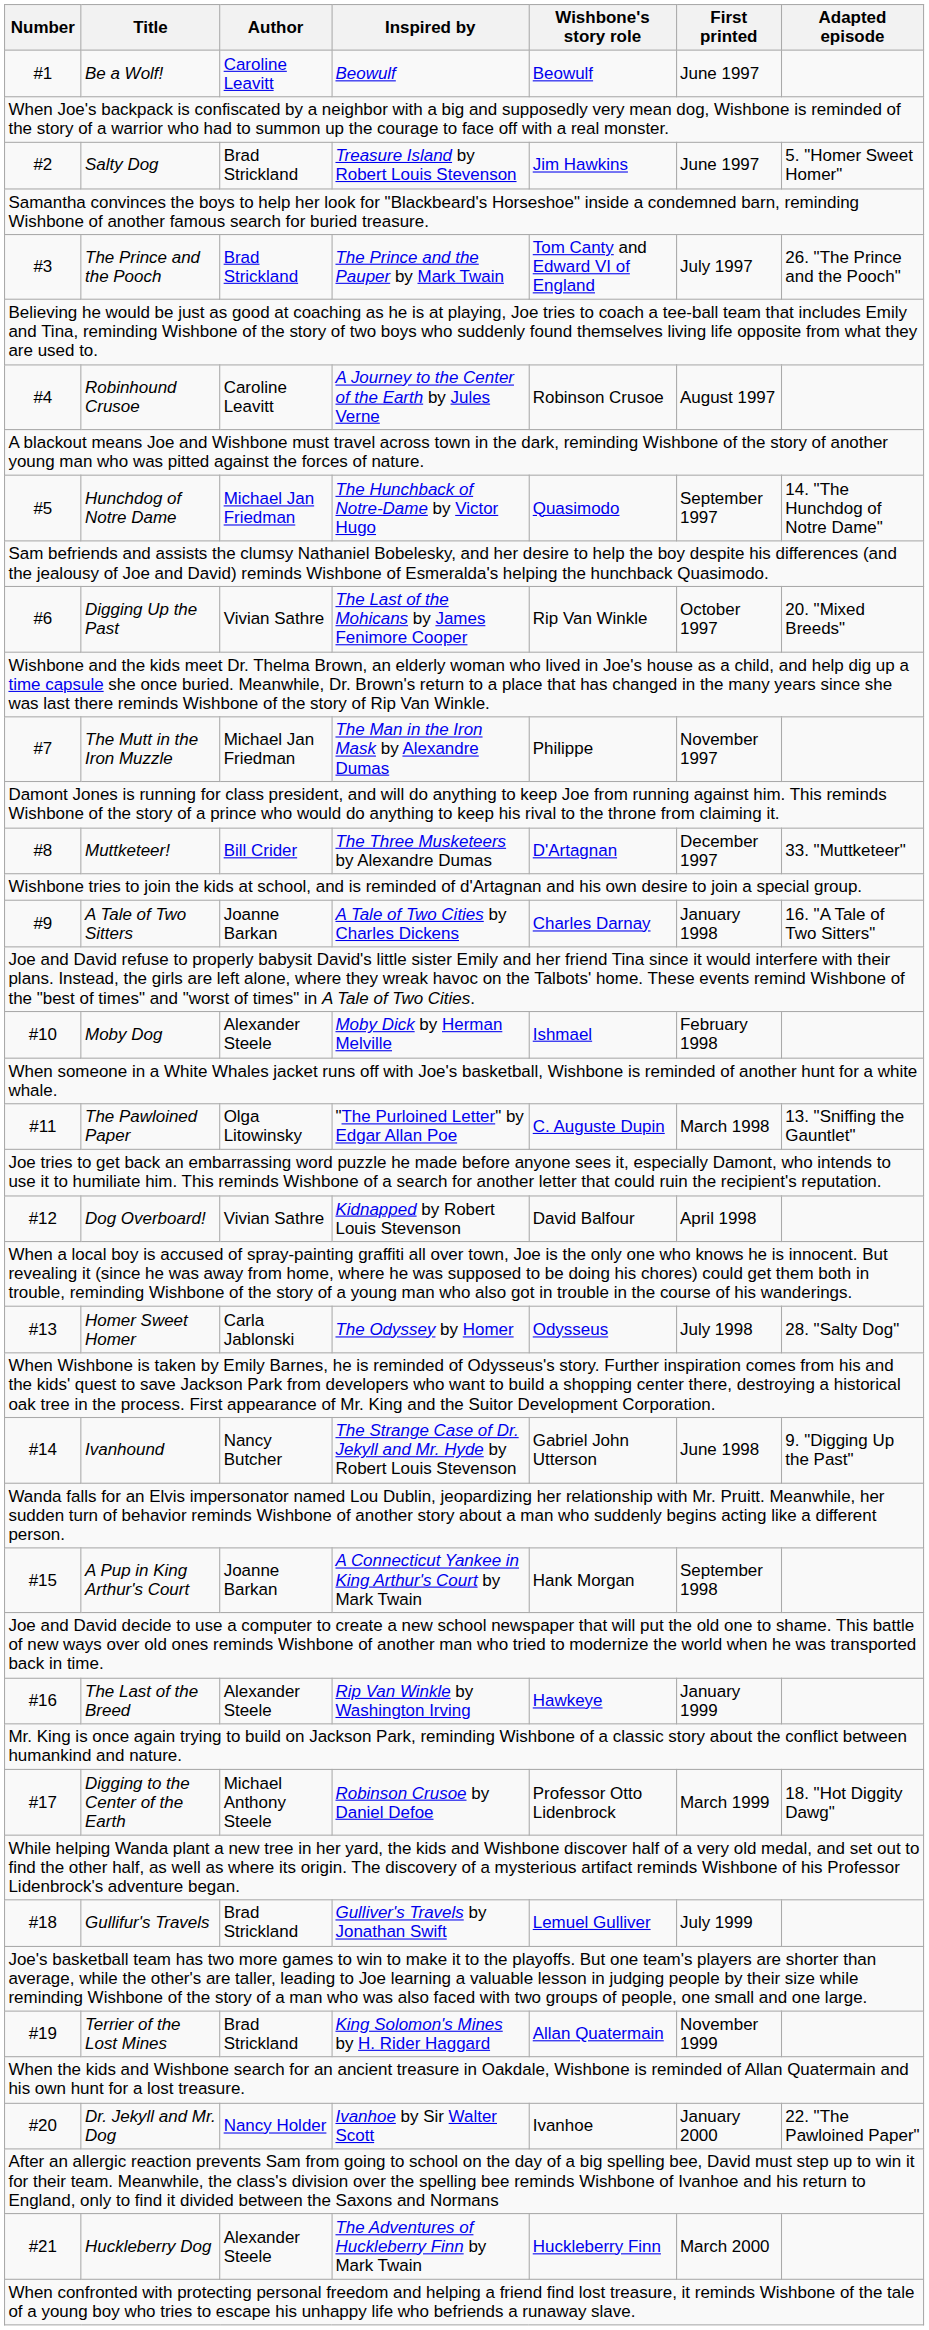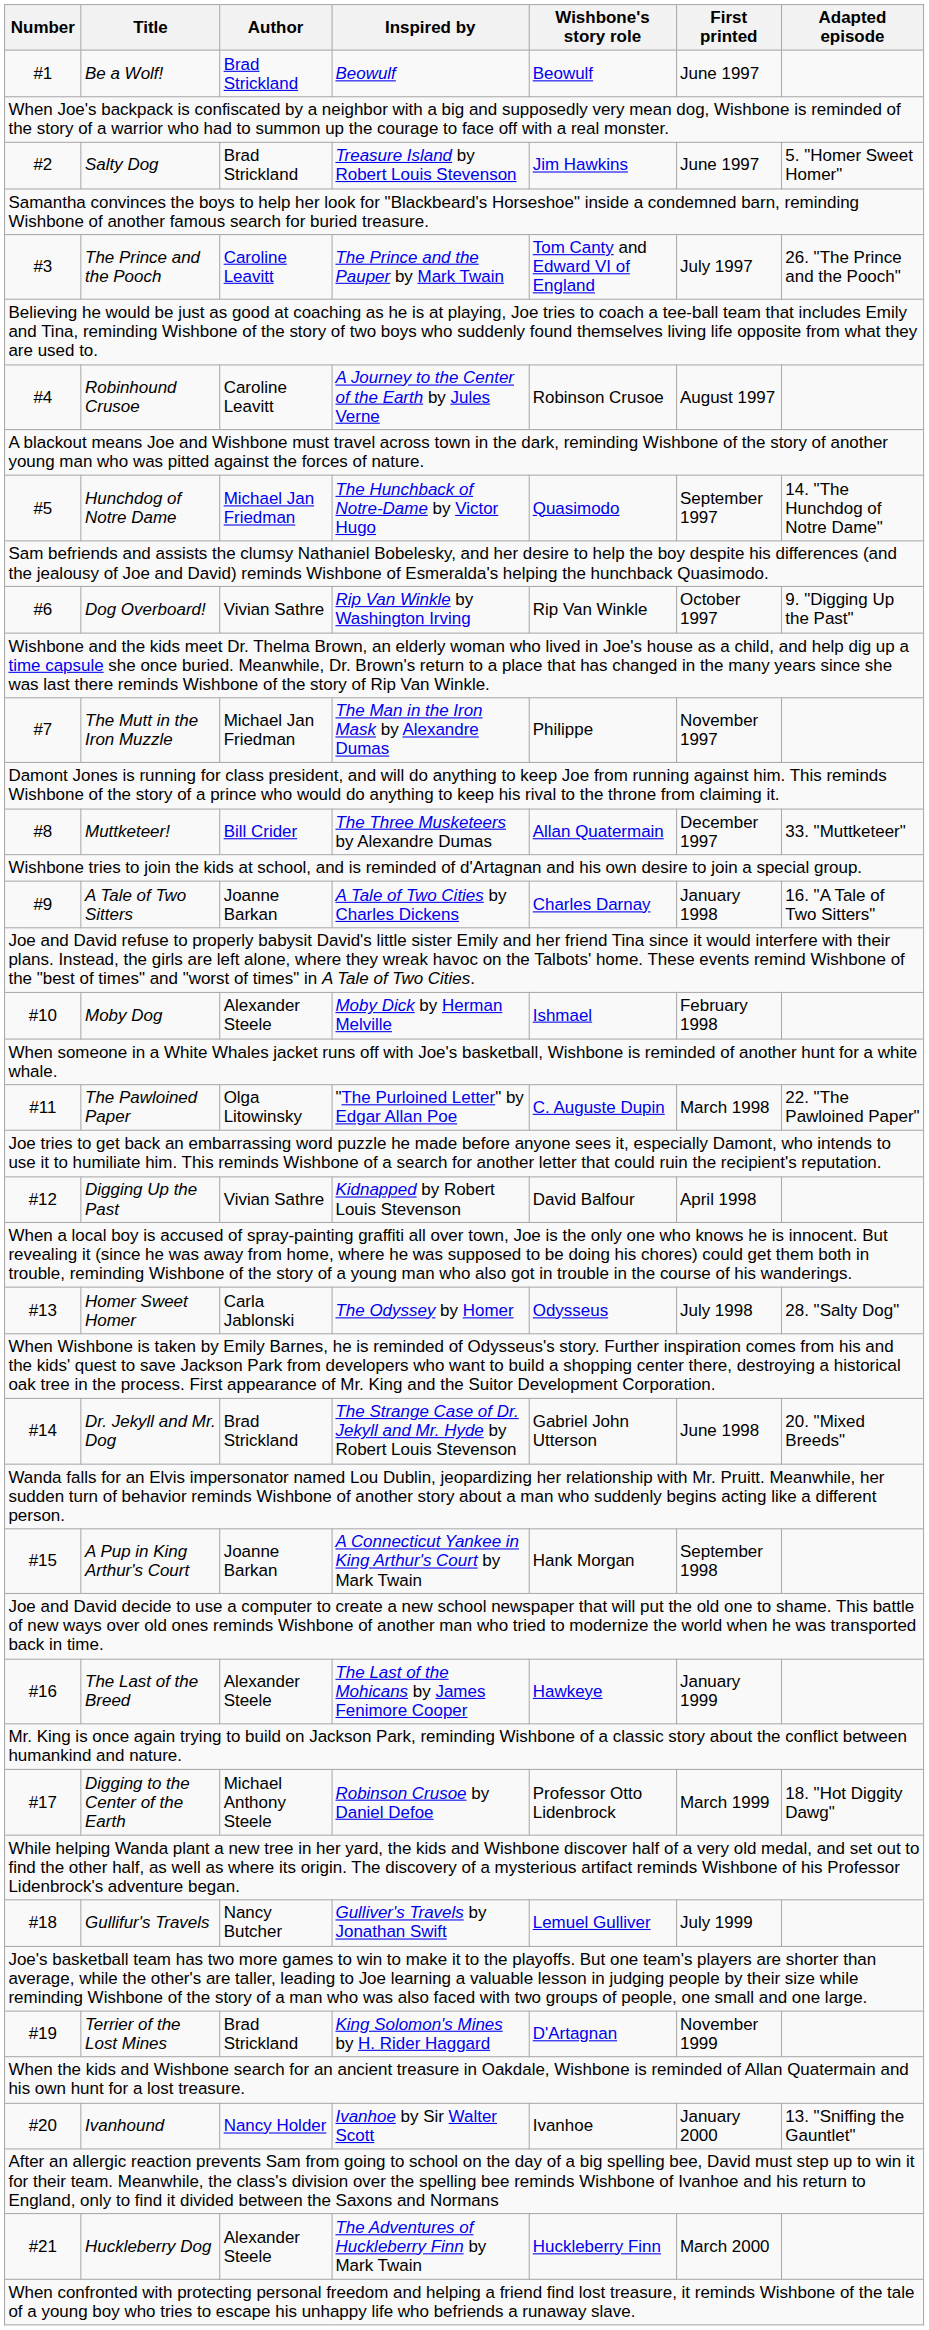(255, 73) Caroline Leavitt -> (261, 73) Brad Strickland
(261, 266) Brad Strickland -> (255, 266) Caroline Leavitt
(141, 619) Digging Up the Past -> (145, 609) Dog Overboard!
(410, 619) The Last of the Mohicans by James Fenimore Cooper -> (404, 609) Rip Van Winkle by Washington Irving
(825, 619) 20. "Mixed Breeds" -> (840, 609) 9. "Digging Up the Past"
(575, 850) D'Artagnan -> (598, 831) Allan Quatermain
(845, 1126) 13. "Sniffing the Gauntlet" -> (852, 1107) 22. "The Pawloined Paper"
(145, 1218) Dog Overboard! -> (141, 1199) Digging Up the Past
(125, 1450) Ivanhound -> (150, 1431) Dr. Jekyll and Mr. Dog
(253, 1450) Nancy Butcher -> (261, 1431) Brad Strickland
(840, 1450) 9. "Digging Up the Past" -> (825, 1431) 20. "Mixed Breeds"
(404, 1700) Rip Van Winkle by Washington Irving -> (410, 1691) The Last of the Mohicans by James Fenimore Cooper
(261, 1922) Brad Strickland -> (253, 1922) Nancy Butcher
(598, 2033) Allan Quatermain -> (575, 2033) D'Artagnan
(150, 2125) Dr. Jekyll and Mr. Dog -> (125, 2125) Ivanhound
(852, 2125) 22. "The Pawloined Paper" -> (845, 2125) 13. "Sniffing the Gauntlet"
